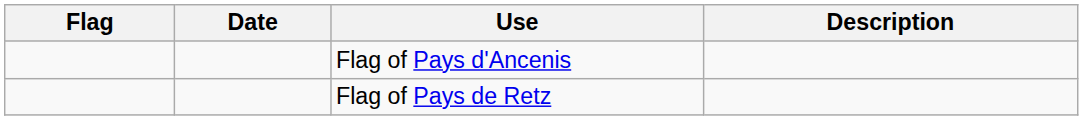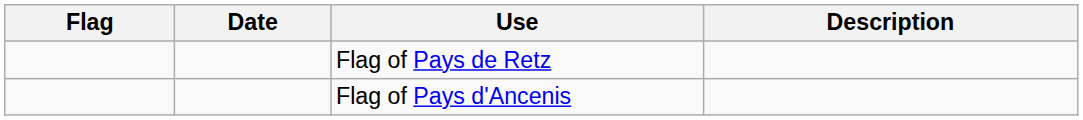rows swapped: (454, 59) <-> (444, 96)
